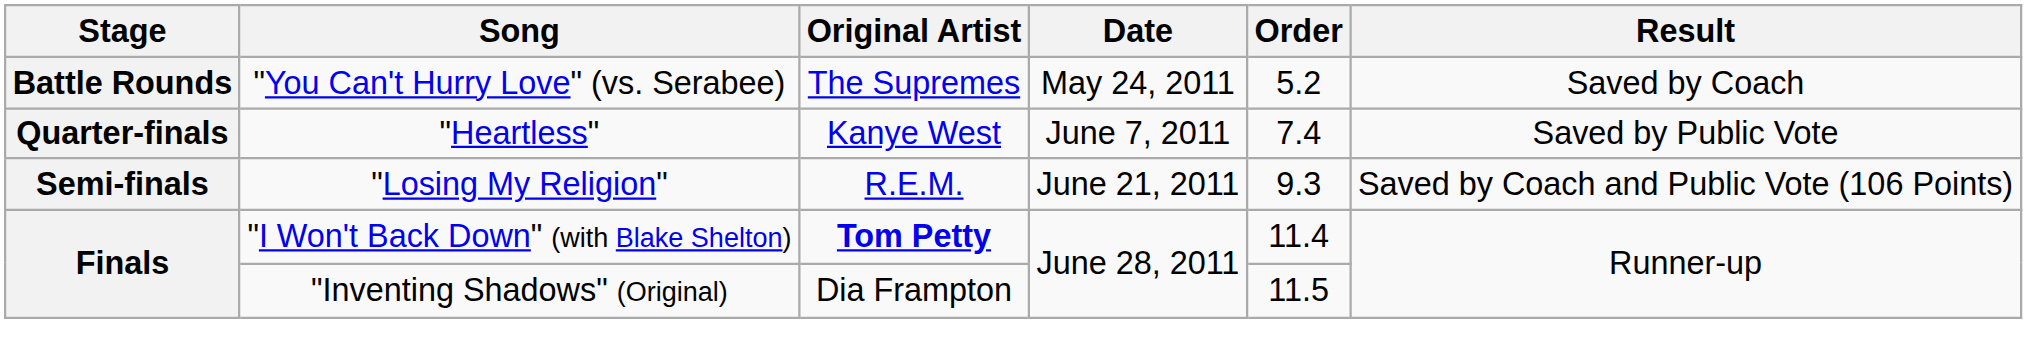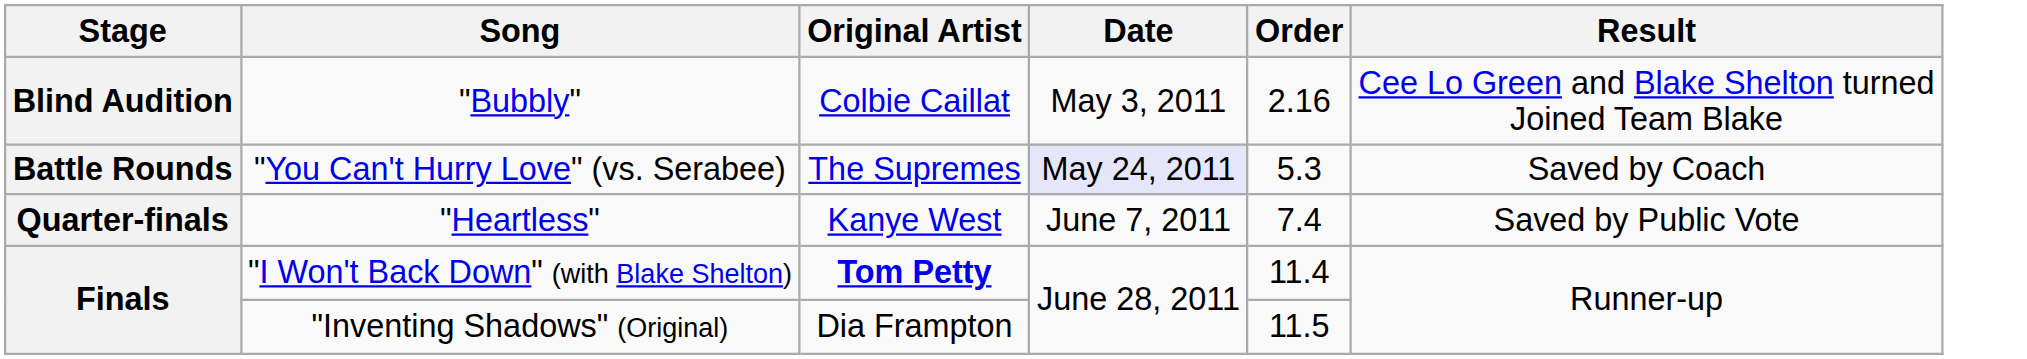+ row: (520, 100)
(1138, 82) no background -> (1138, 169) lavender background
(1299, 82) 5.2 -> (1299, 169) 5.3
- row: (519, 185)
